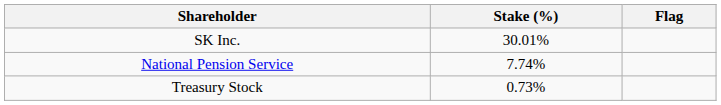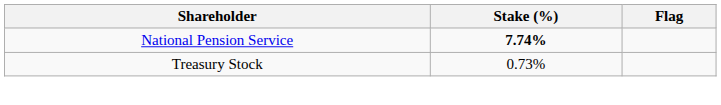- row: (217, 40)
(526, 64) normal -> (526, 40) bold
